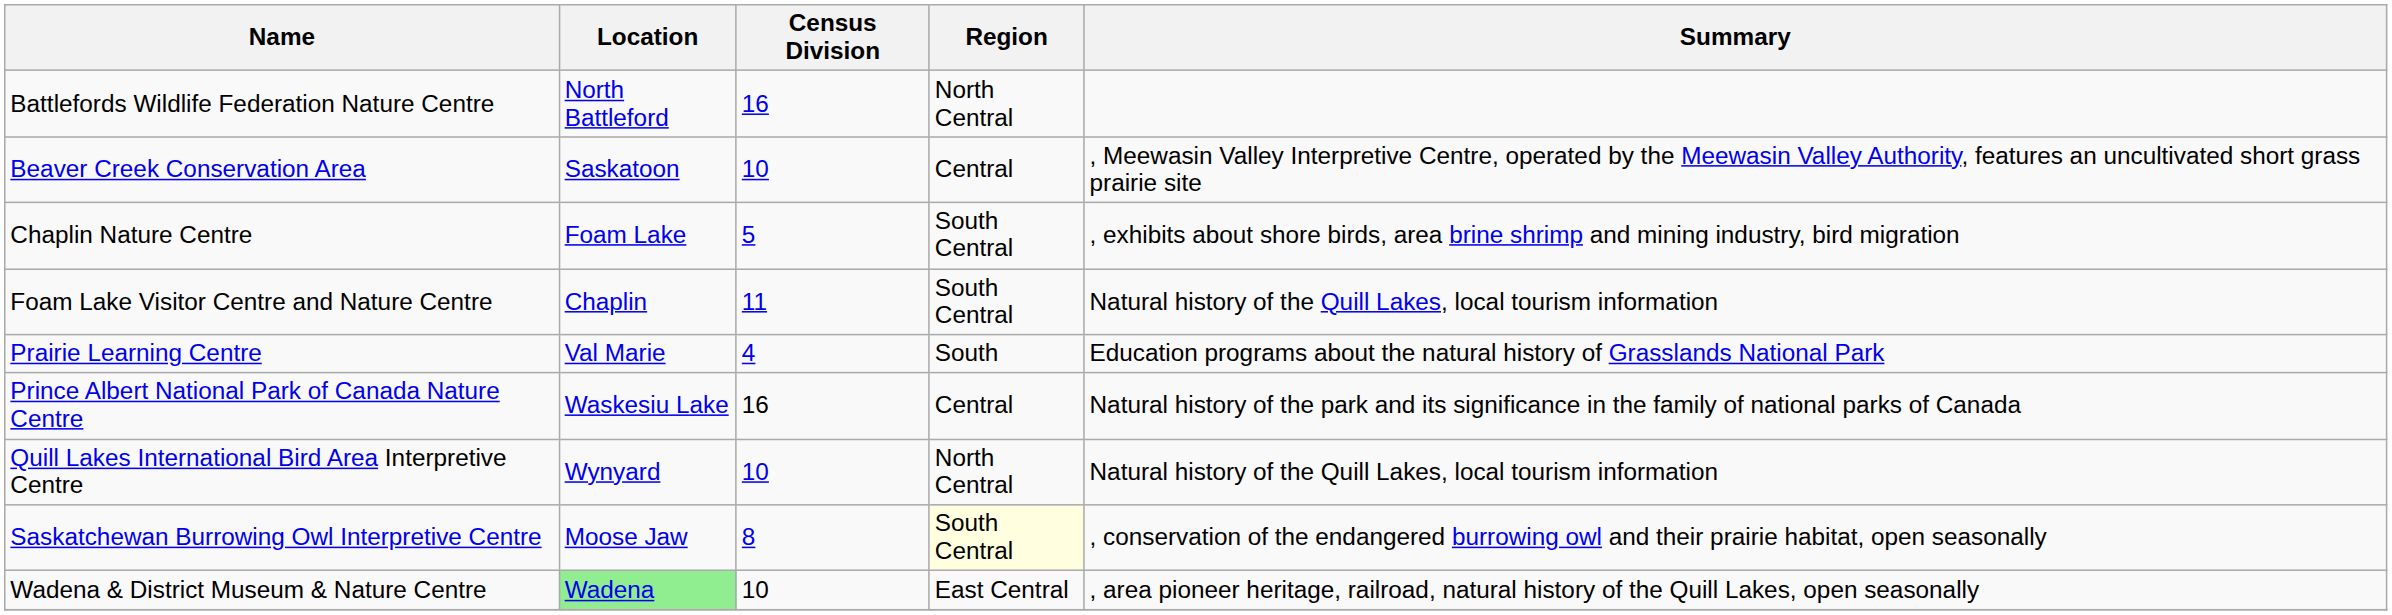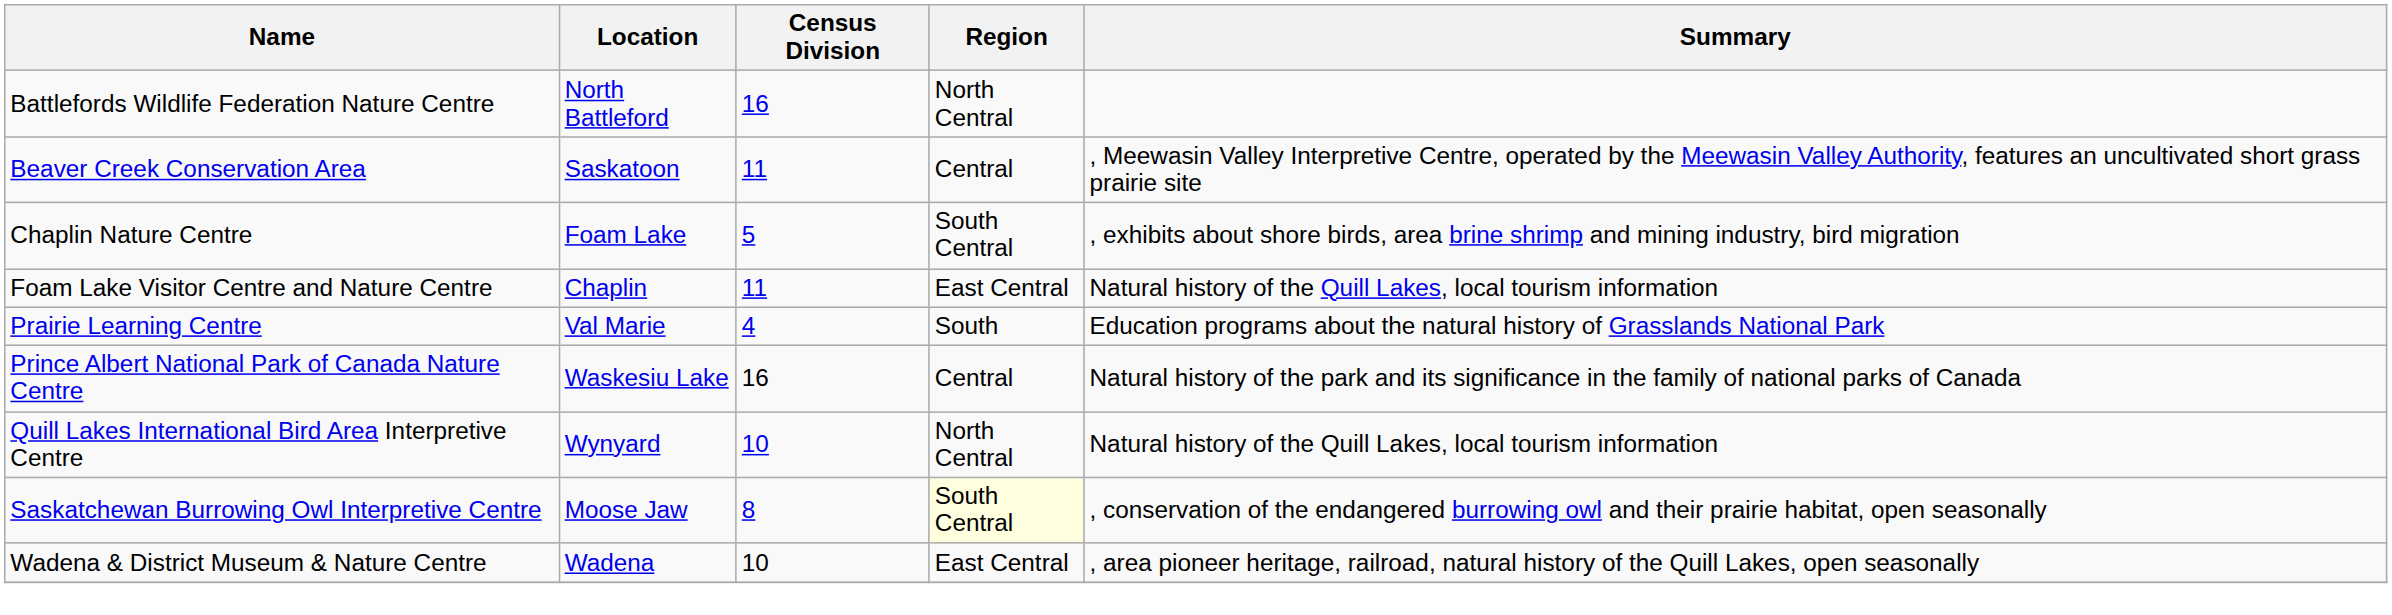(755, 169) 10 -> (754, 169) 11
(974, 301) South Central -> (1002, 287) East Central
(610, 589) lightgreen background -> (610, 562) no background
